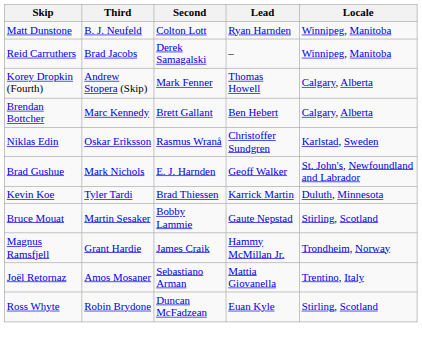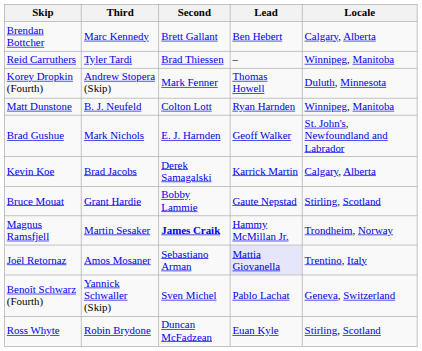rows swapped: (26, 112) <-> (39, 30)
(111, 53) Brad Jacobs -> (108, 59) Tyler Tardi
(181, 53) Derek Samagalski -> (192, 59) Brad Thiessen
(337, 83) Calgary, Alberta -> (345, 83) Duluth, Minnesota
- row: (33, 142)
(108, 195) Tyler Tardi -> (110, 171) Brad Jacobs
(187, 195) Brad Thiessen -> (186, 171) Derek Samagalski
(343, 195) Duluth, Minnesota -> (340, 171) Calgary, Alberta
(117, 218) Martin Sesaker -> (113, 201) Grant Hardie
(113, 247) Grant Hardie -> (117, 230) Martin Sesaker
(183, 247) normal -> (191, 230) bold
(252, 277) no background -> (256, 260) lavender background
+ row: (41, 295)
